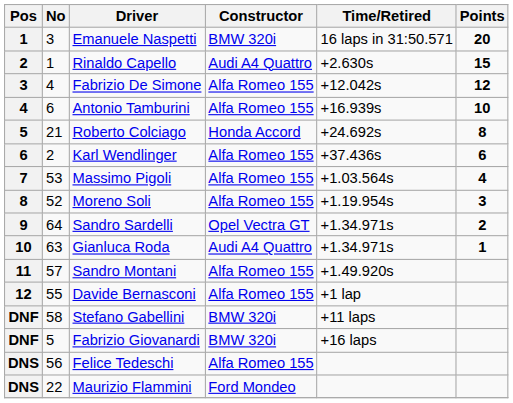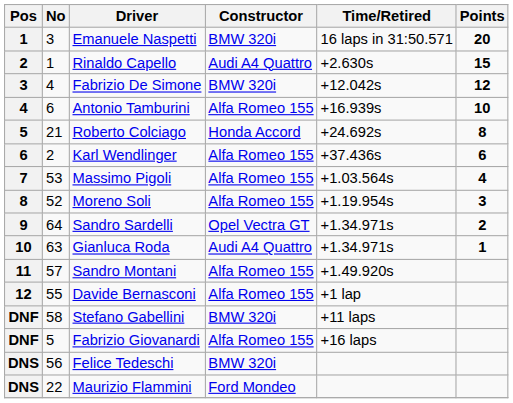(261, 85) Alfa Romeo 155 -> (242, 85) BMW 320i
(242, 340) BMW 320i -> (261, 340) Alfa Romeo 155
(261, 363) Alfa Romeo 155 -> (242, 363) BMW 320i
